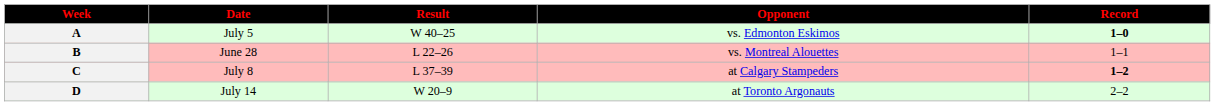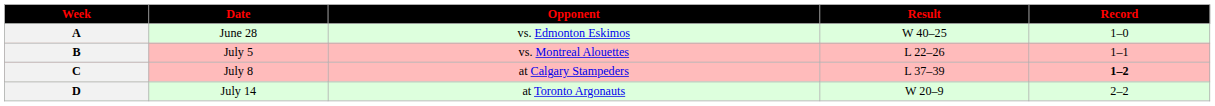columns swapped: (783, 14) <-> (433, 14)
(238, 33) July 5 -> (238, 33) June 28
(1119, 33) bold -> (1119, 33) normal
(238, 52) June 28 -> (238, 52) July 5
